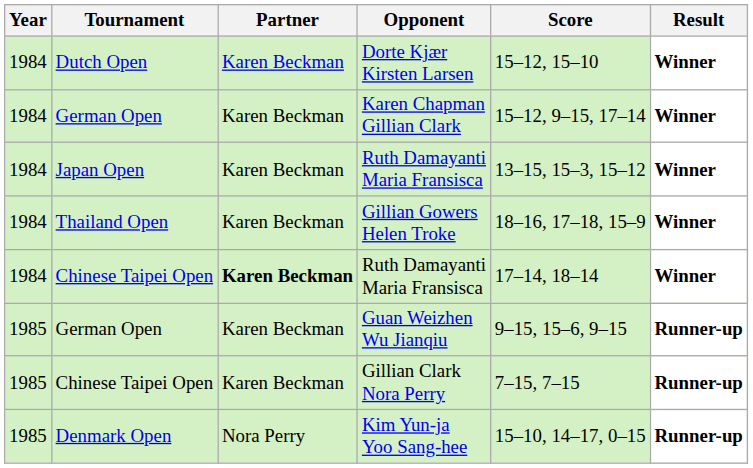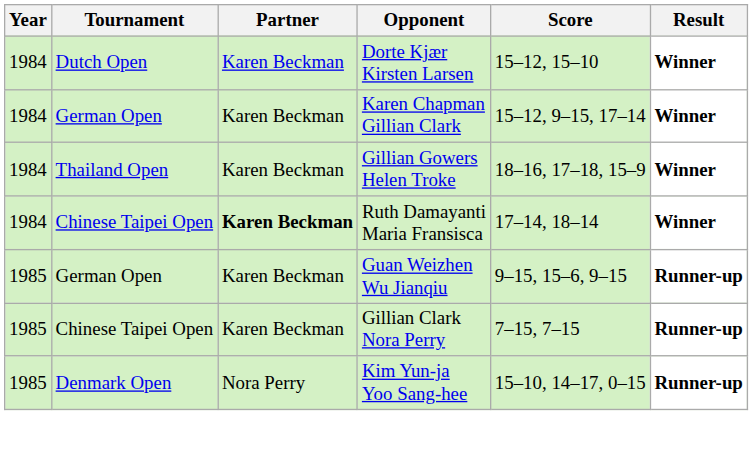- row: (100, 169)
